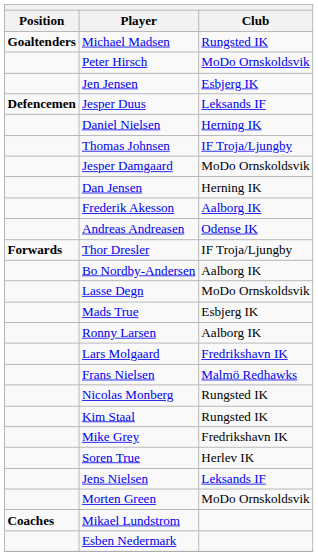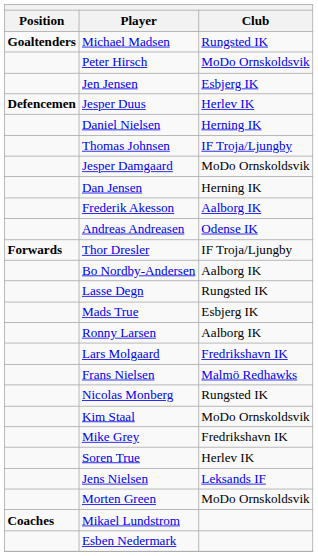(234, 104) Leksands IF -> (228, 104) Herlev IK
(255, 291) MoDo Ornskoldsvik -> (235, 291) Rungsted IK
(235, 416) Rungsted IK -> (255, 416) MoDo Ornskoldsvik
